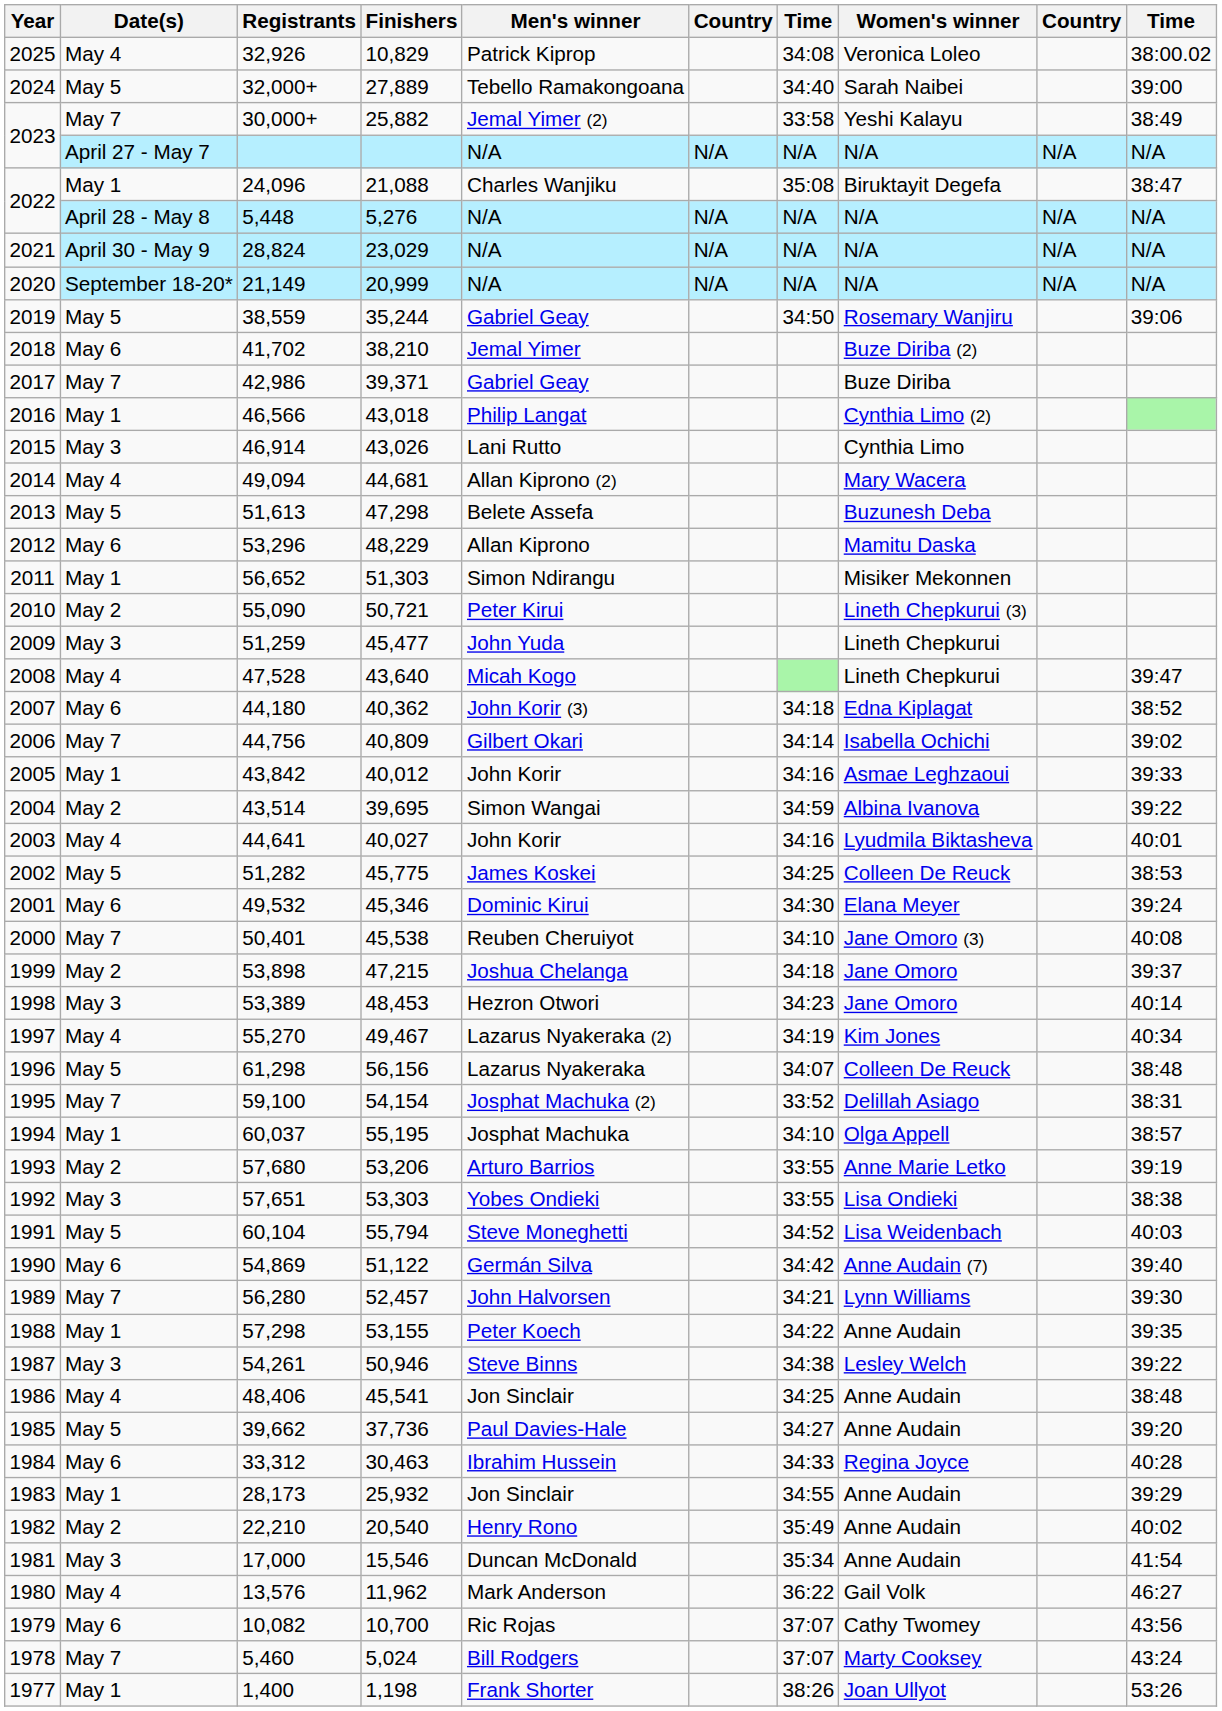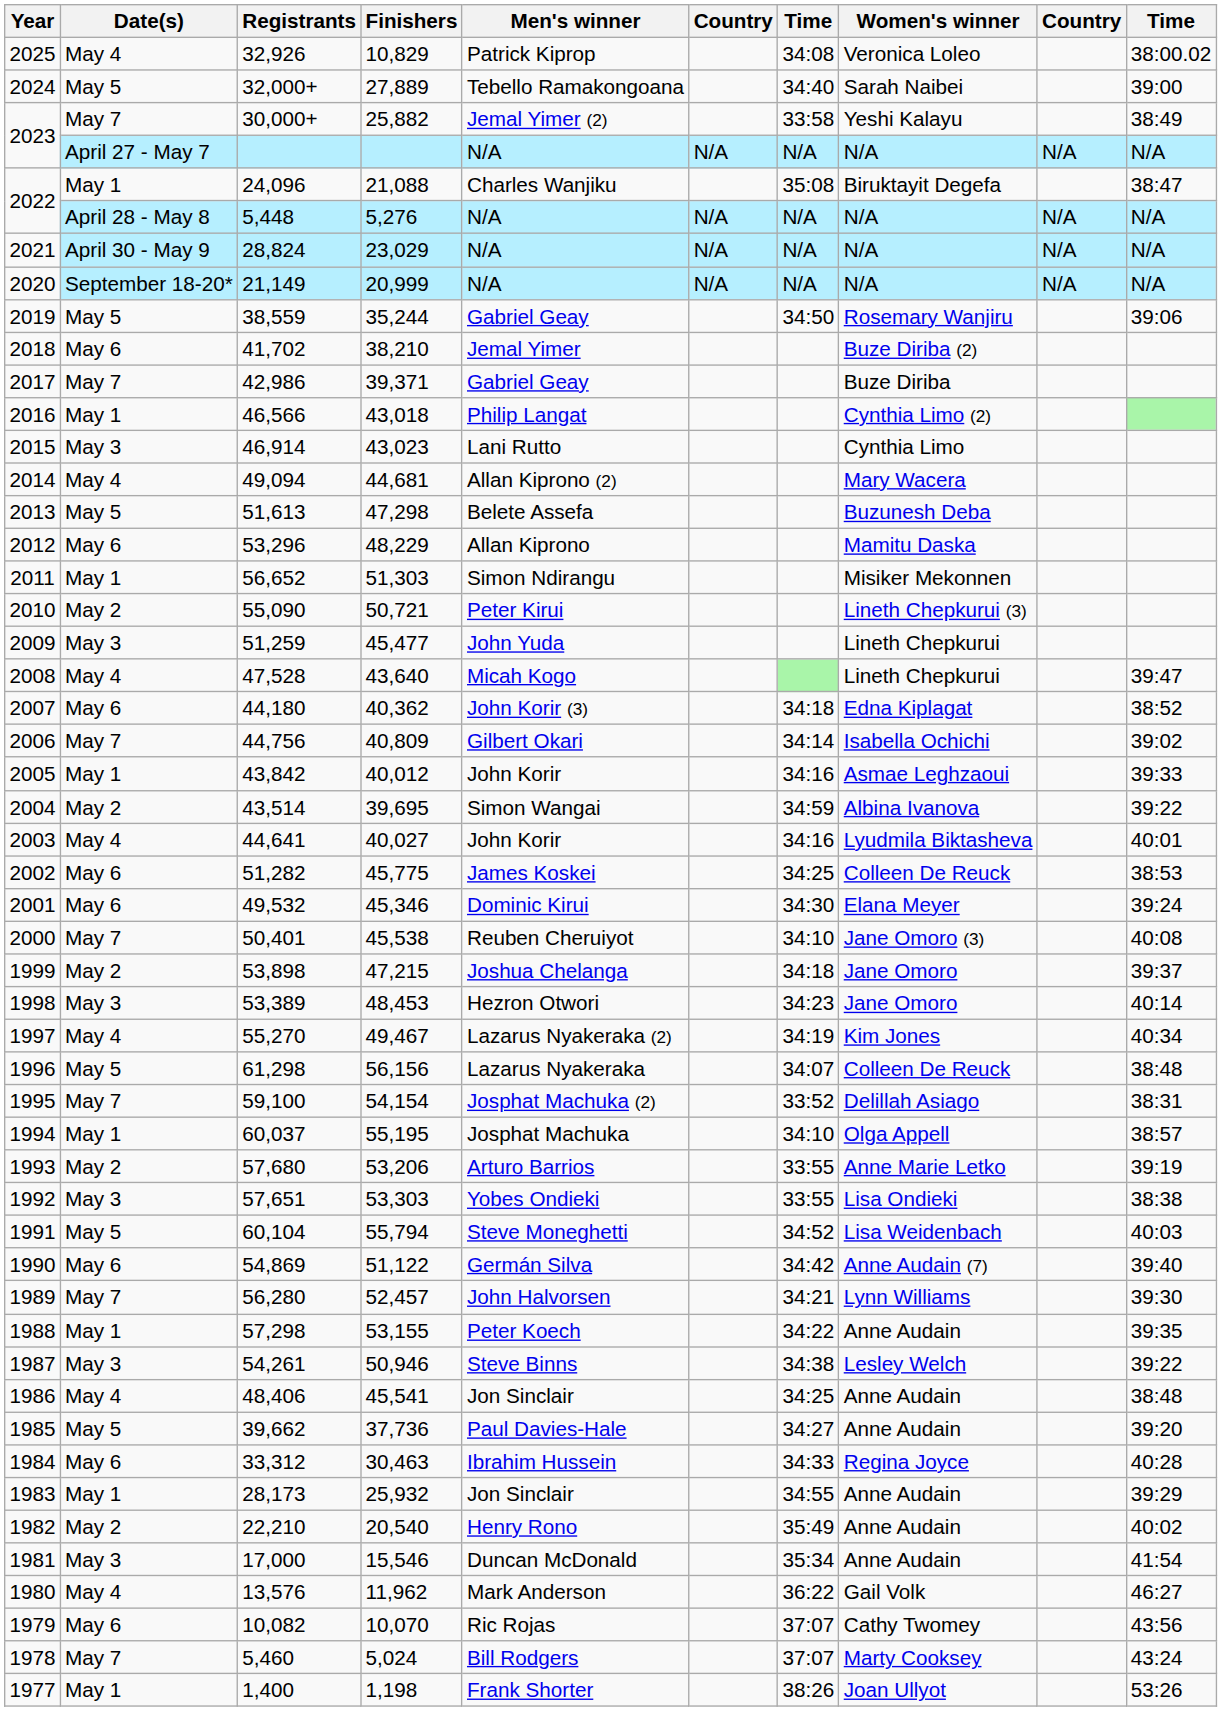(397, 447) 43,026 -> (397, 447) 43,023
(93, 872) May 5 -> (93, 872) May 6
(397, 1625) 10,700 -> (397, 1625) 10,070
